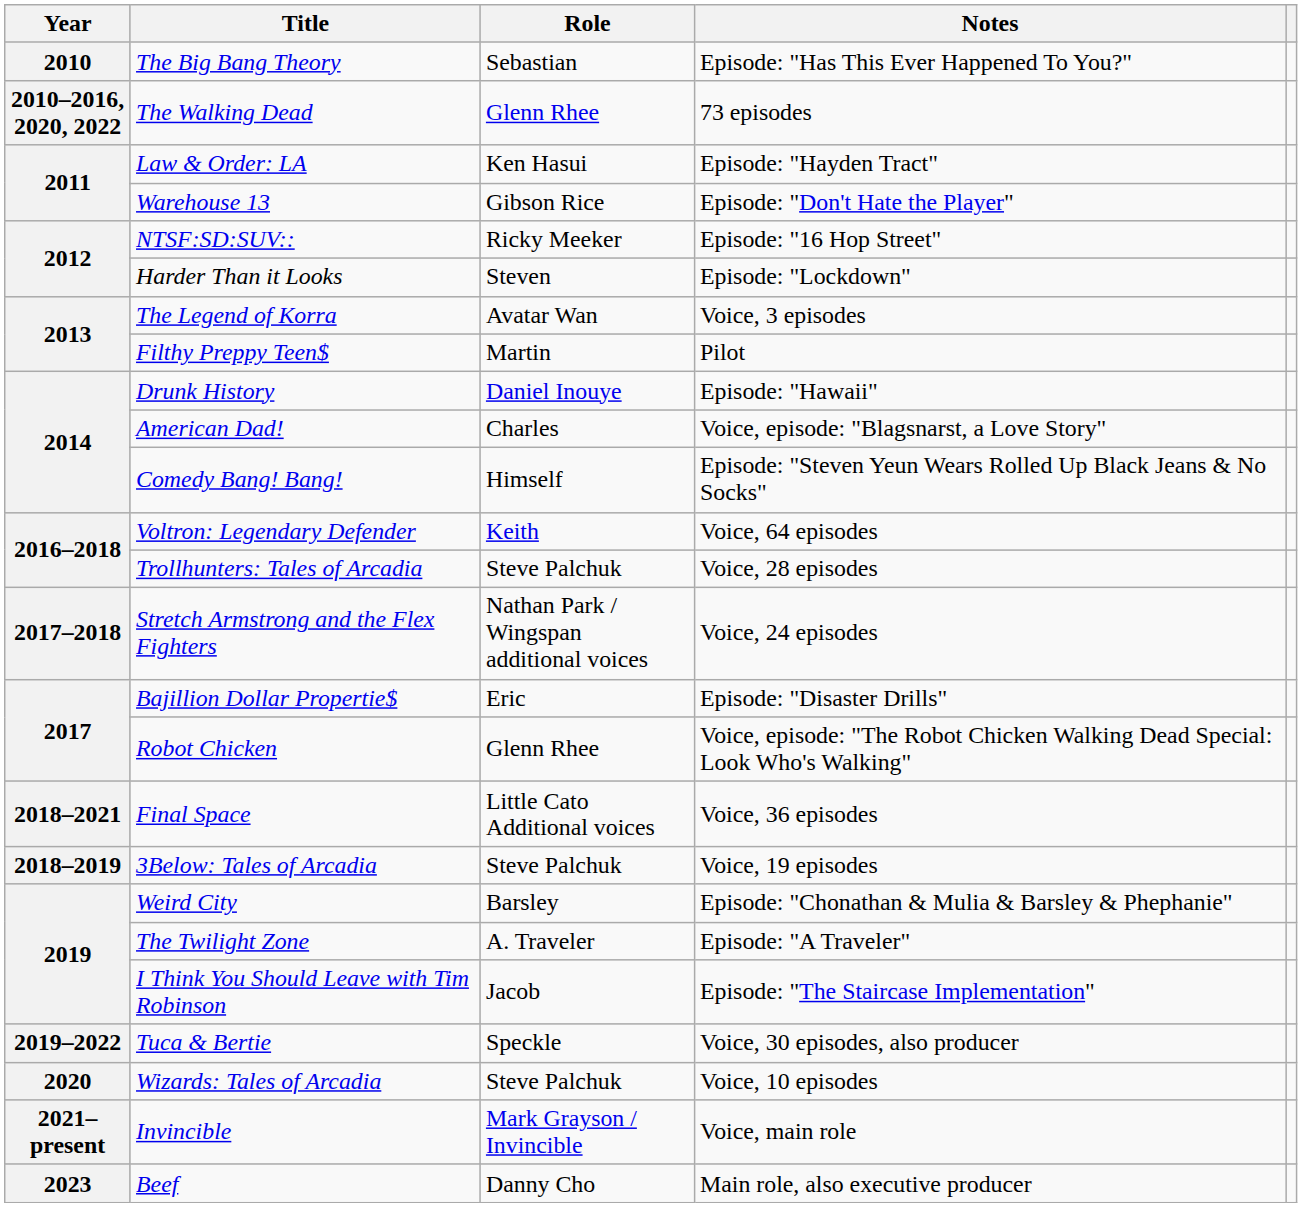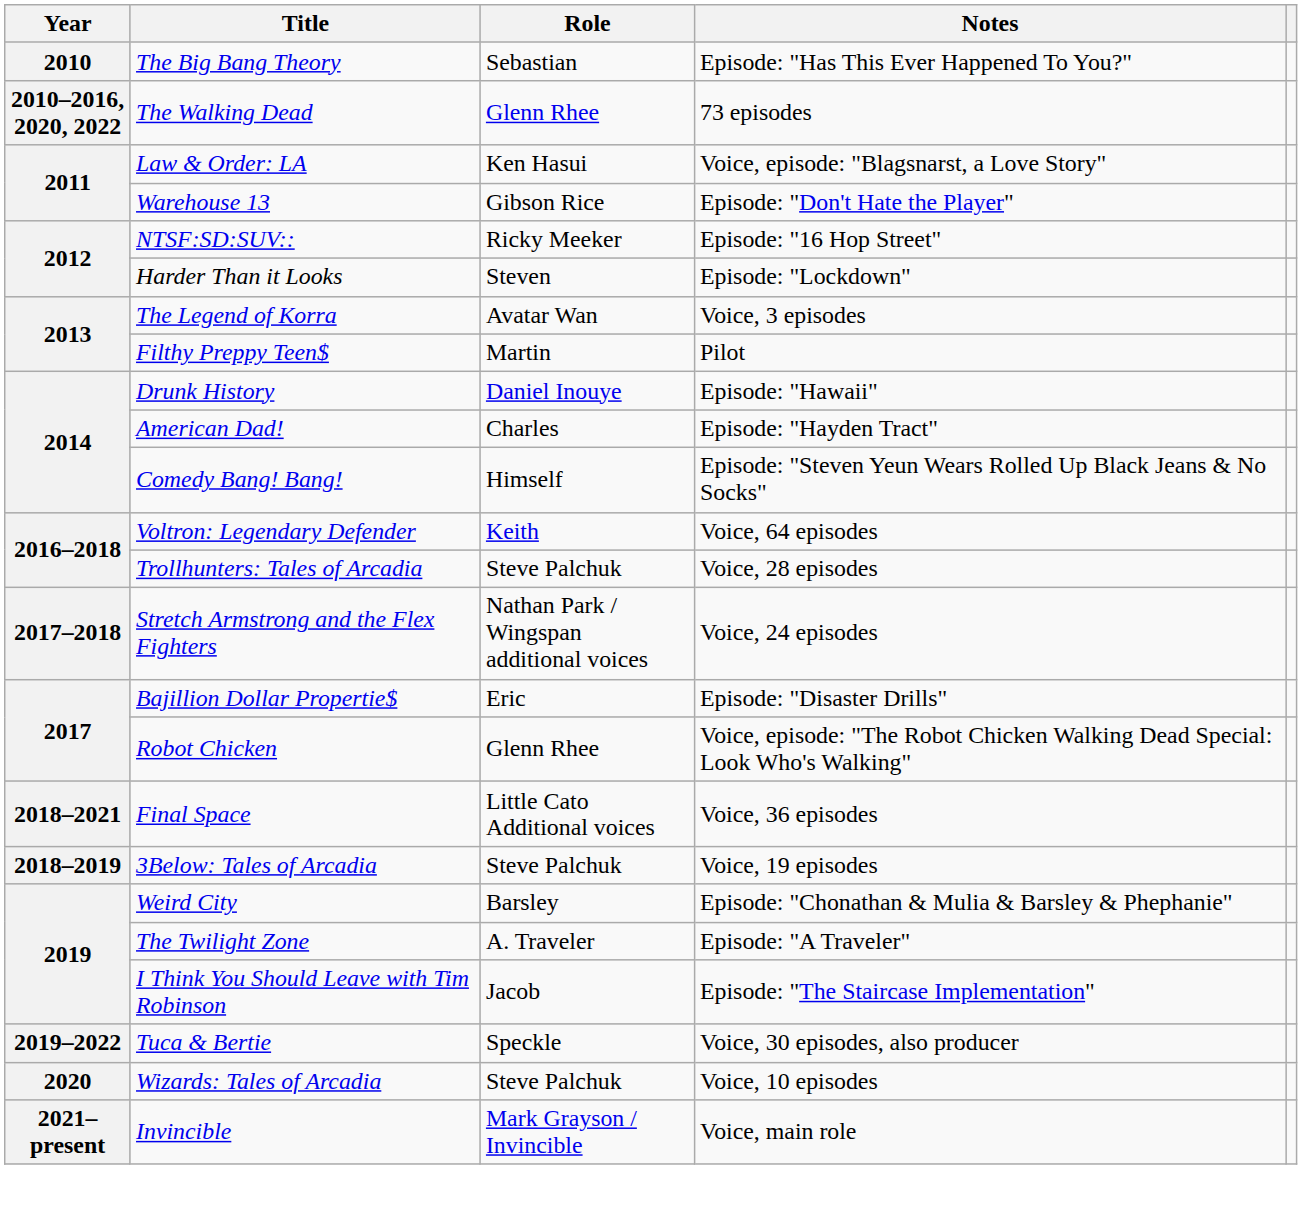(819, 163) Episode: "Hayden Tract" -> (903, 163) Voice, episode: "Blagsnarst, a Love Story"
(903, 428) Voice, episode: "Blagsnarst, a Love Story" -> (819, 428) Episode: "Hayden Tract"
- row: (157, 1183)
